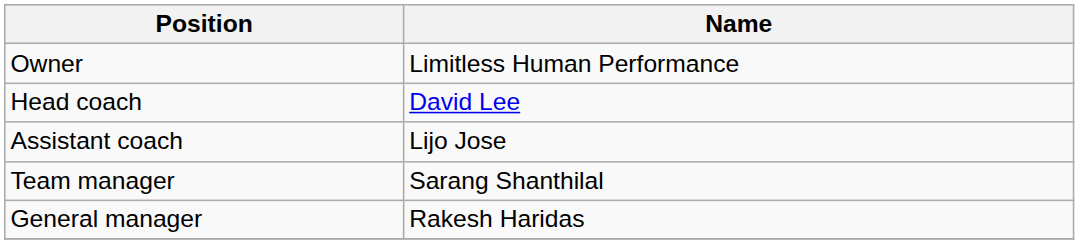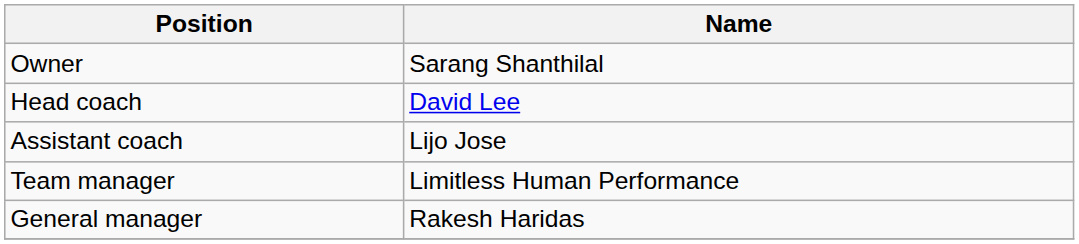(574, 63) Limitless Human Performance -> (506, 63) Sarang Shanthilal
(506, 180) Sarang Shanthilal -> (574, 180) Limitless Human Performance
